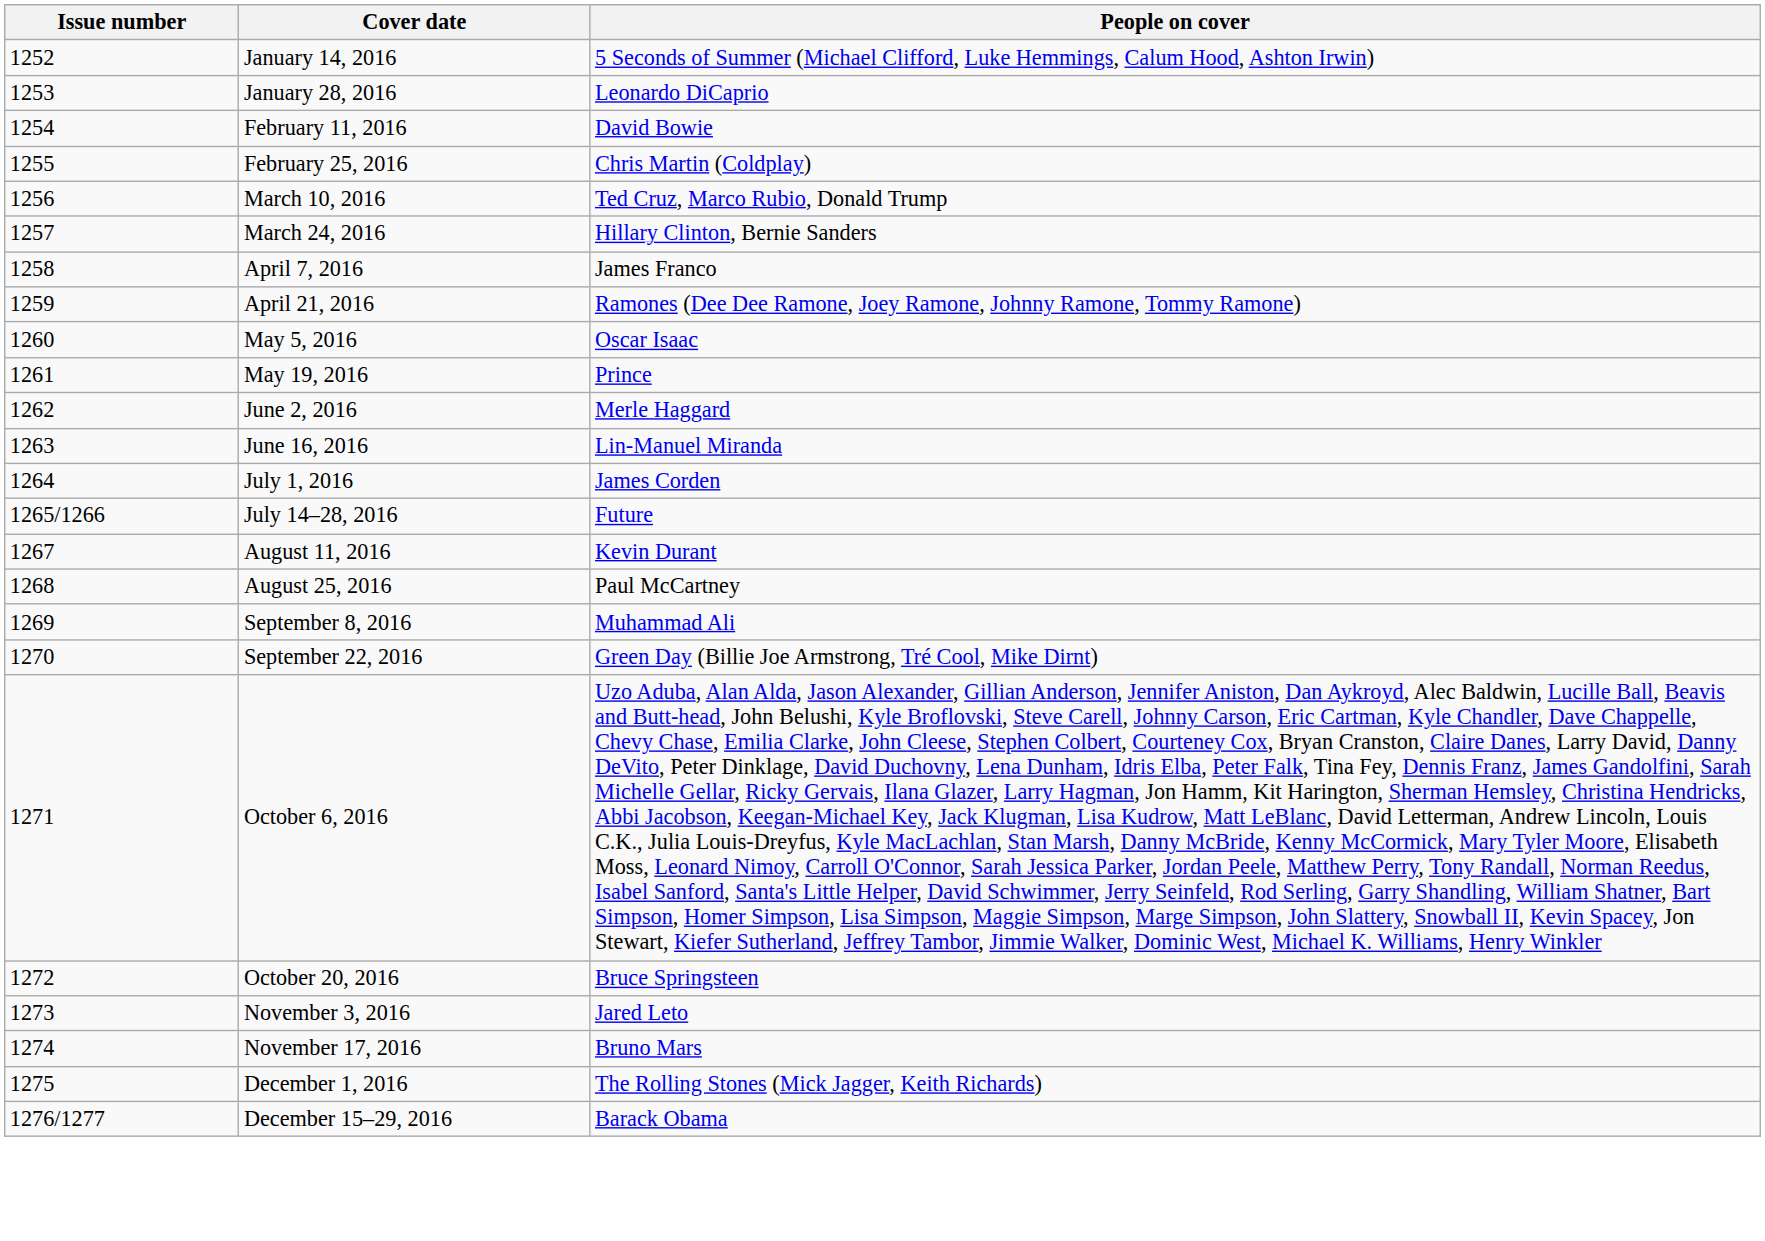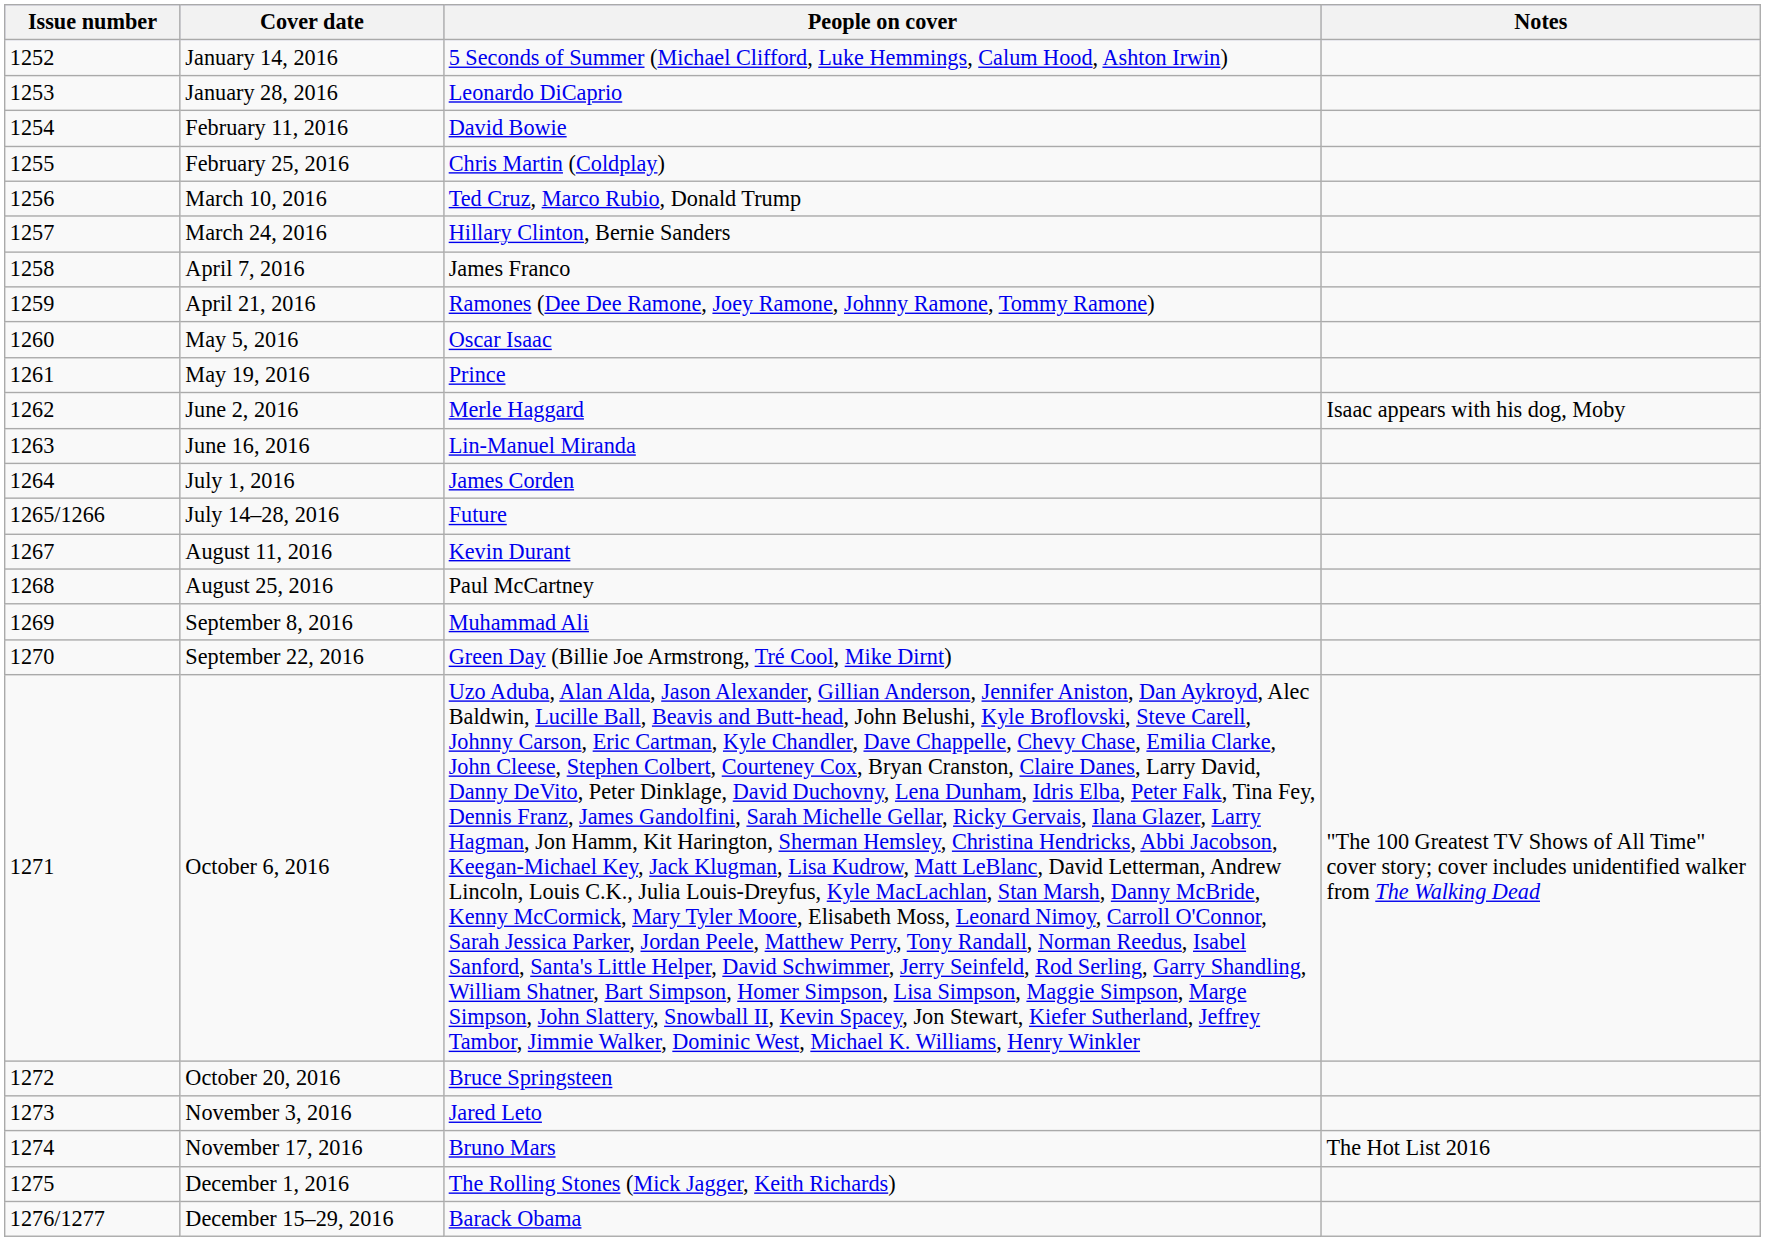+ column: (1541, 22)
